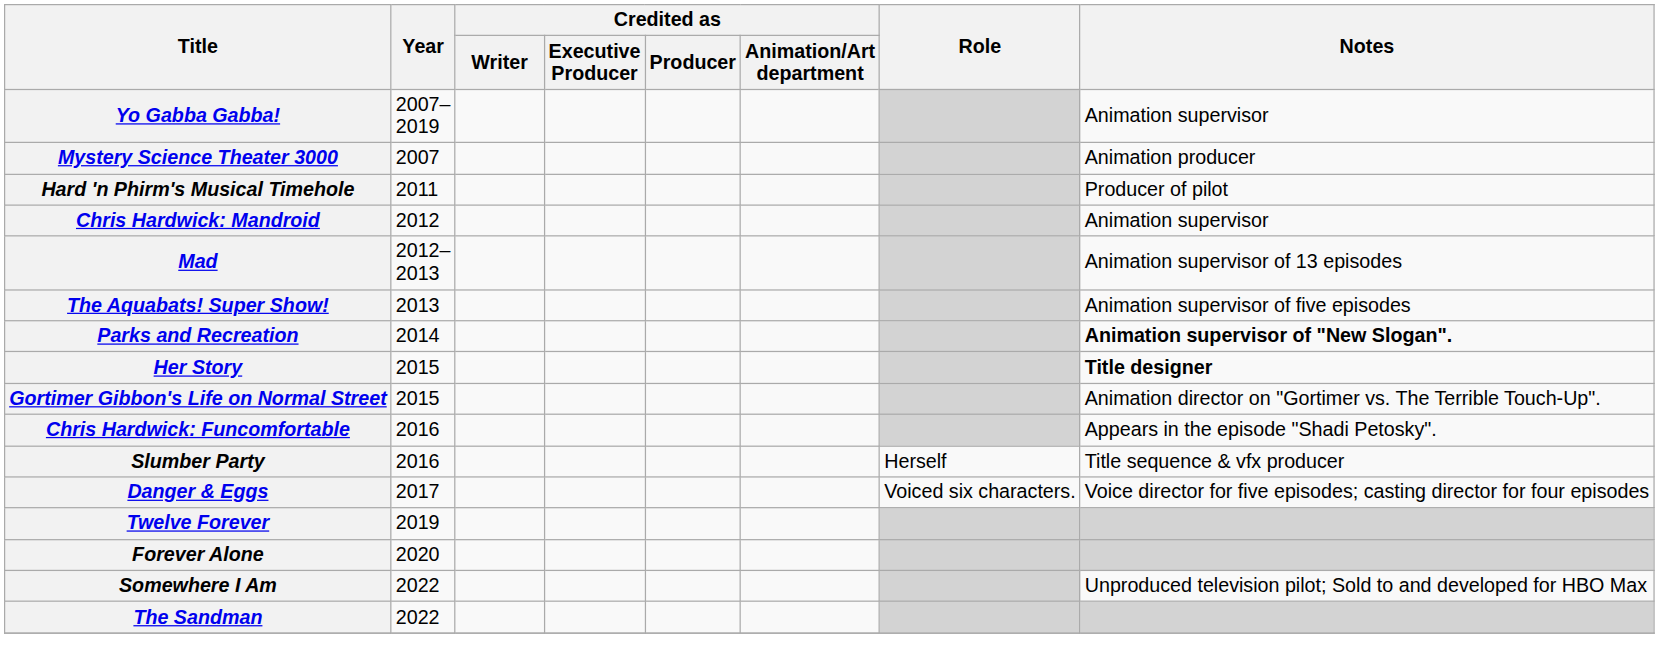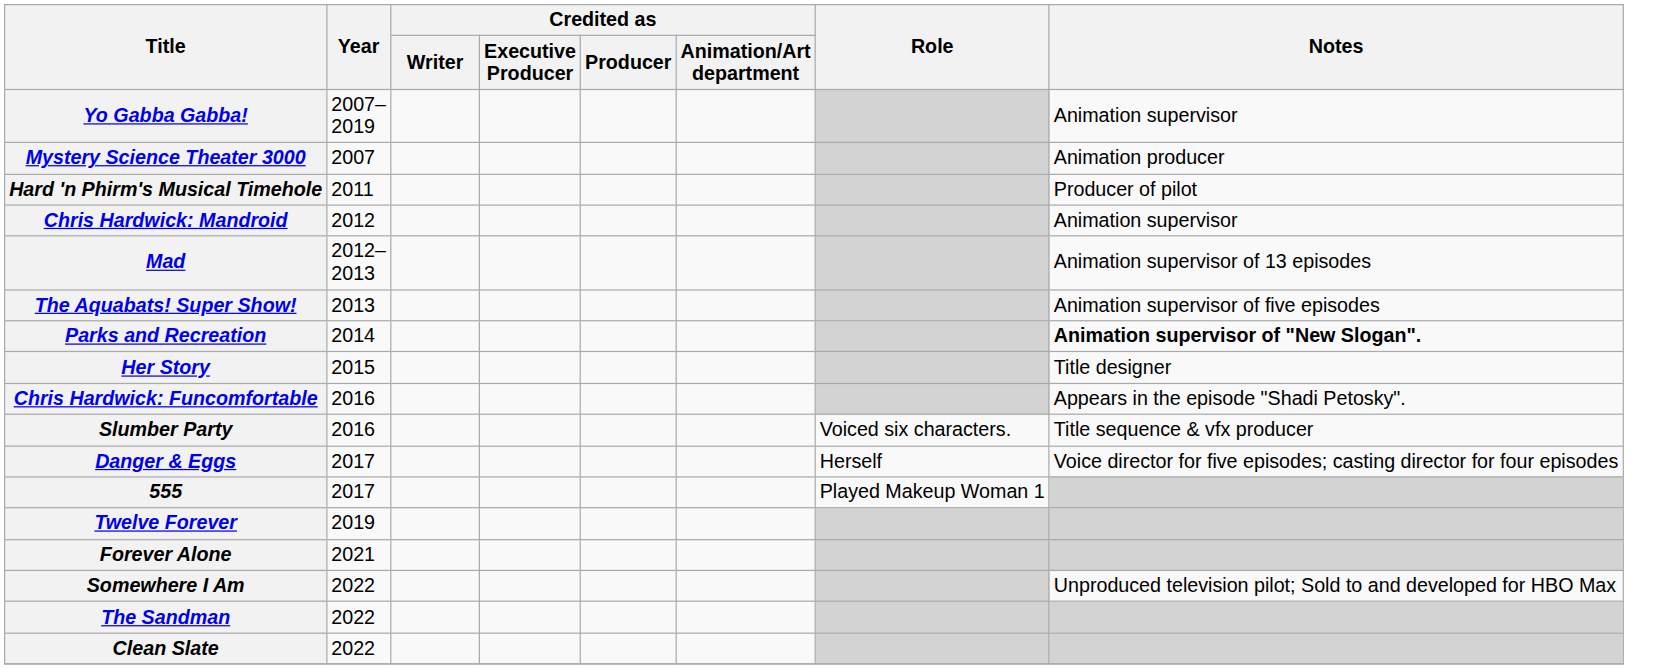(1149, 367) bold -> (1112, 367) normal
- row: (198, 398)
(915, 461) Herself -> (915, 429) Voiced six characters.
(980, 492) Voiced six characters. -> (851, 461) Herself
+ row: (166, 492)
(418, 554) 2020 -> (353, 554) 2021
+ row: (166, 648)
